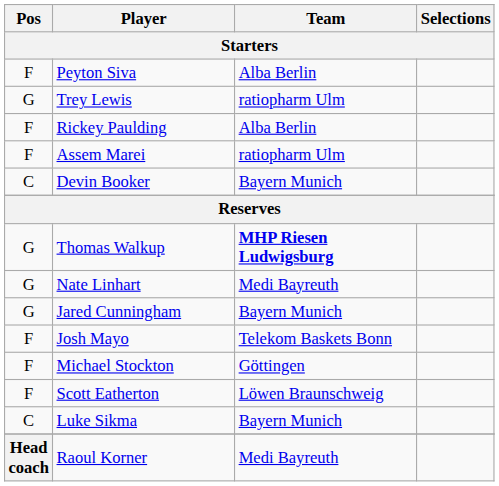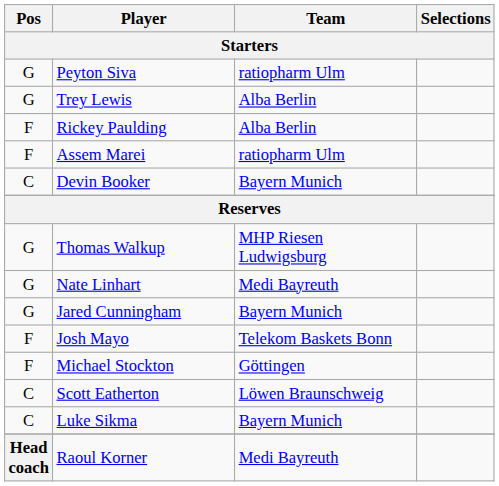(29, 72) F -> (29, 72) G
(277, 72) Alba Berlin -> (292, 72) ratiopharm Ulm
(292, 100) ratiopharm Ulm -> (277, 100) Alba Berlin
(286, 246) bold -> (283, 246) normal
(29, 393) F -> (29, 393) C
